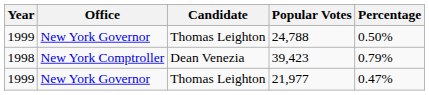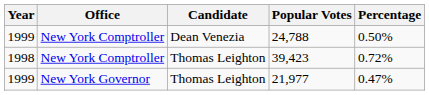(95, 36) New York Governor -> (102, 36) New York Comptroller
(218, 36) Thomas Leighton -> (207, 36) Dean Venezia
(207, 57) Dean Venezia -> (218, 57) Thomas Leighton
(375, 57) 0.79% -> (375, 57) 0.72%
